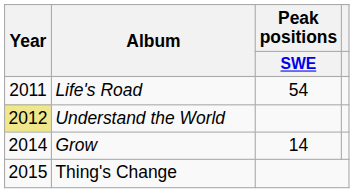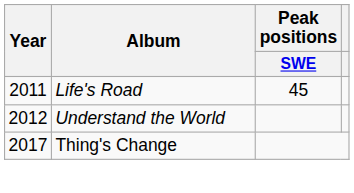(298, 90) 54 -> (298, 90) 45
(28, 118) khaki background -> (28, 118) no background
- row: (76, 145)
(28, 173) 2015 -> (28, 145) 2017
